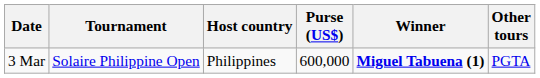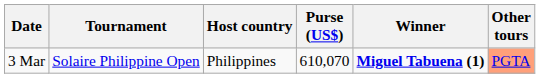(325, 60) 600,000 -> (325, 60) 610,070
(511, 60) no background -> (511, 60) lightsalmon background
